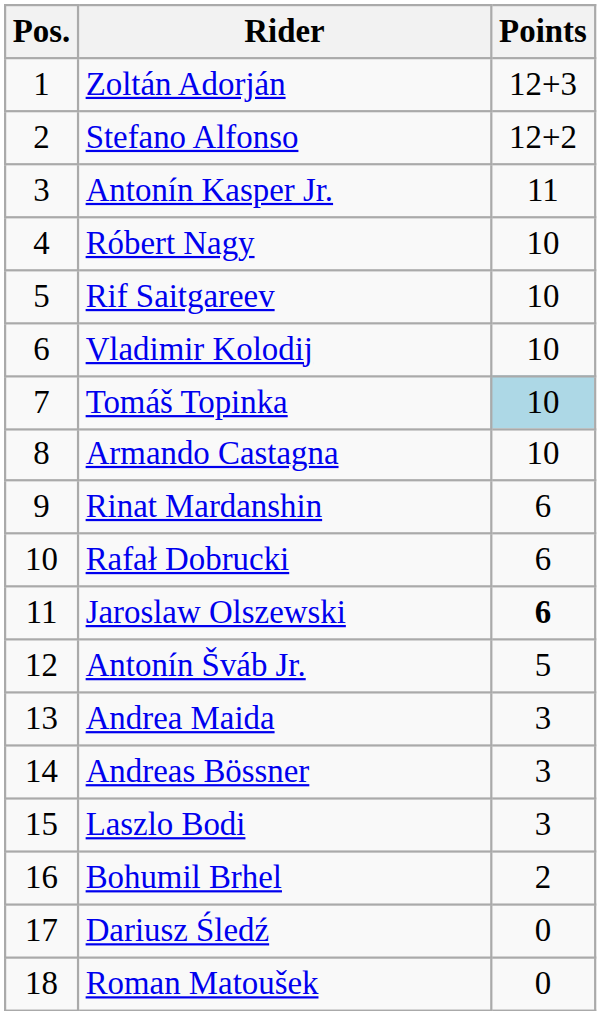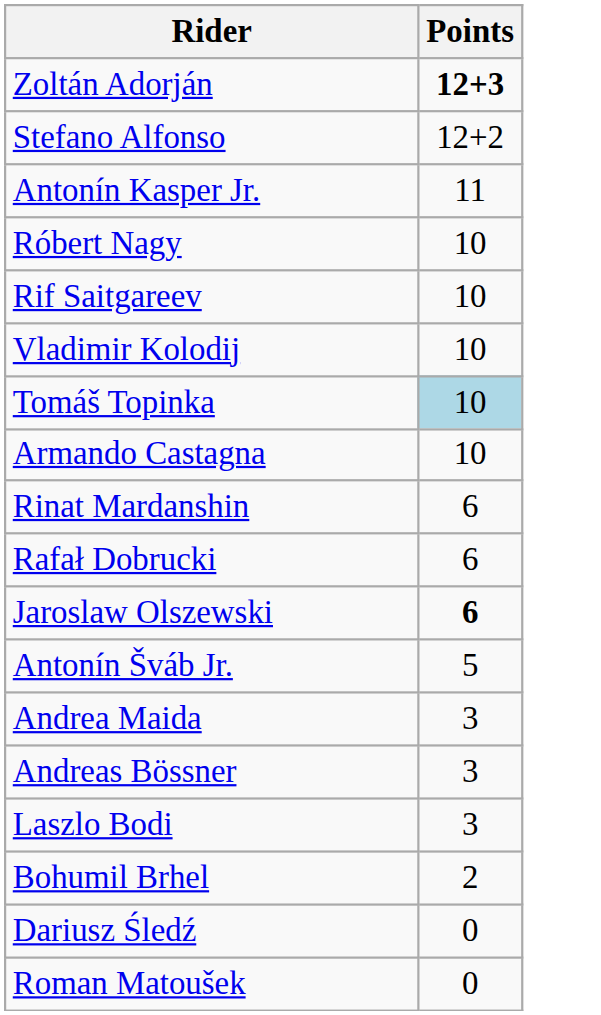- column: (42, 30)
(543, 83) normal -> (470, 83) bold
